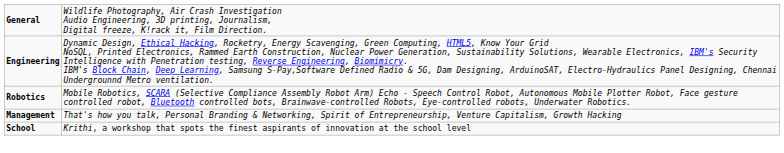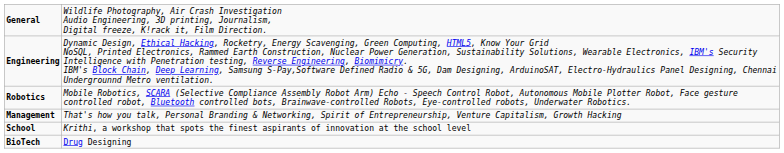+ row: (23, 142)
